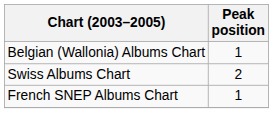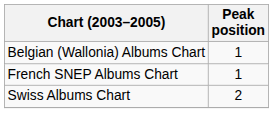rows swapped: (93, 96) <-> (69, 74)
